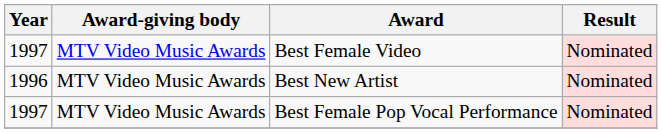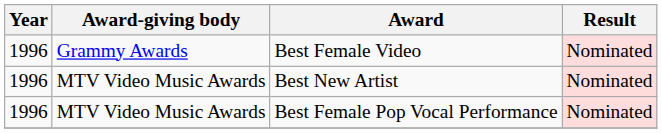(28, 50) 1997 -> (28, 50) 1996
(161, 50) MTV Video Music Awards -> (122, 50) Grammy Awards
(28, 111) 1997 -> (28, 111) 1996
